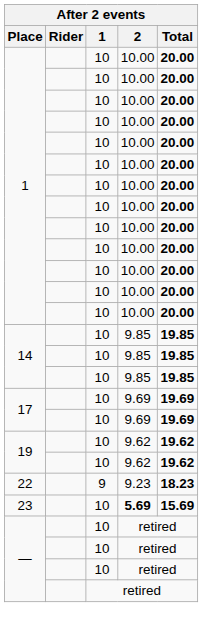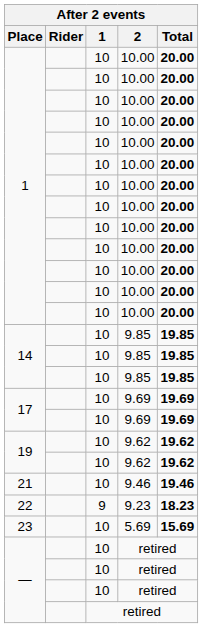+ row: (25, 484)
(138, 505) bold -> (138, 526) normal
